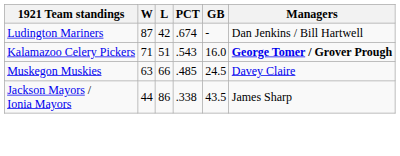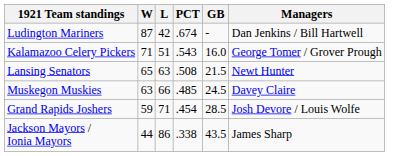(312, 52) bold -> (307, 52) normal
+ row: (49, 71)
+ row: (59, 109)
